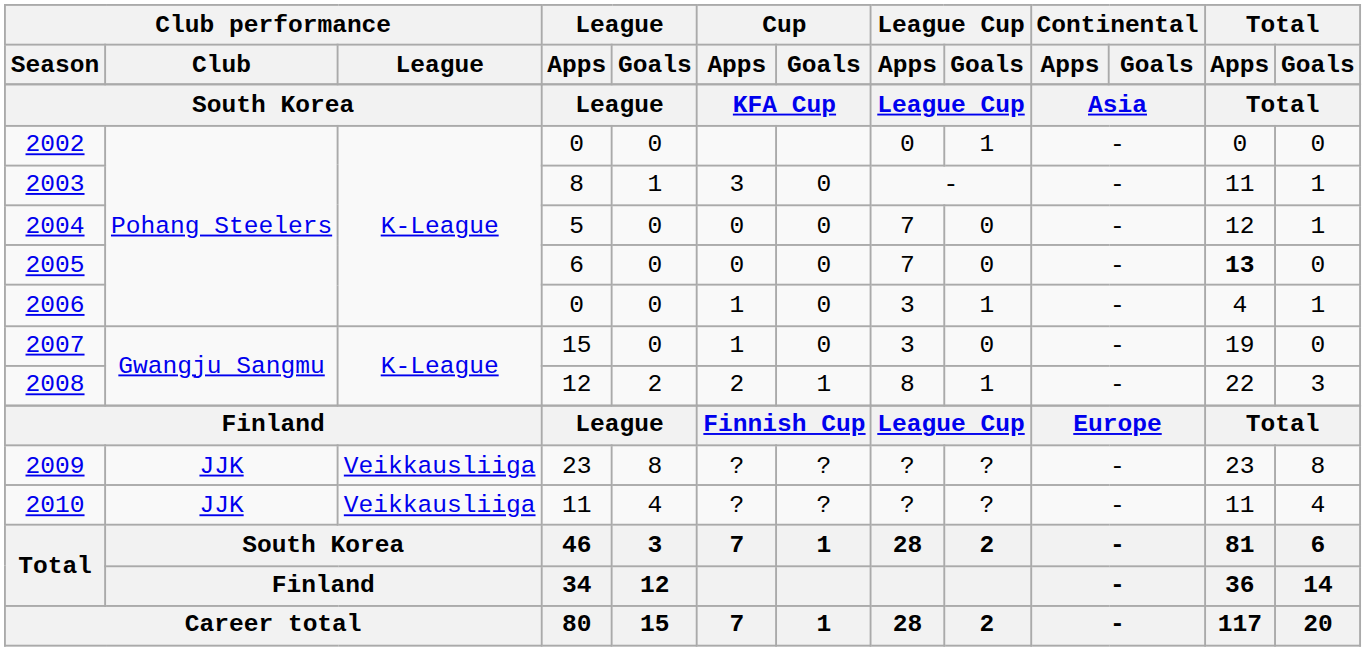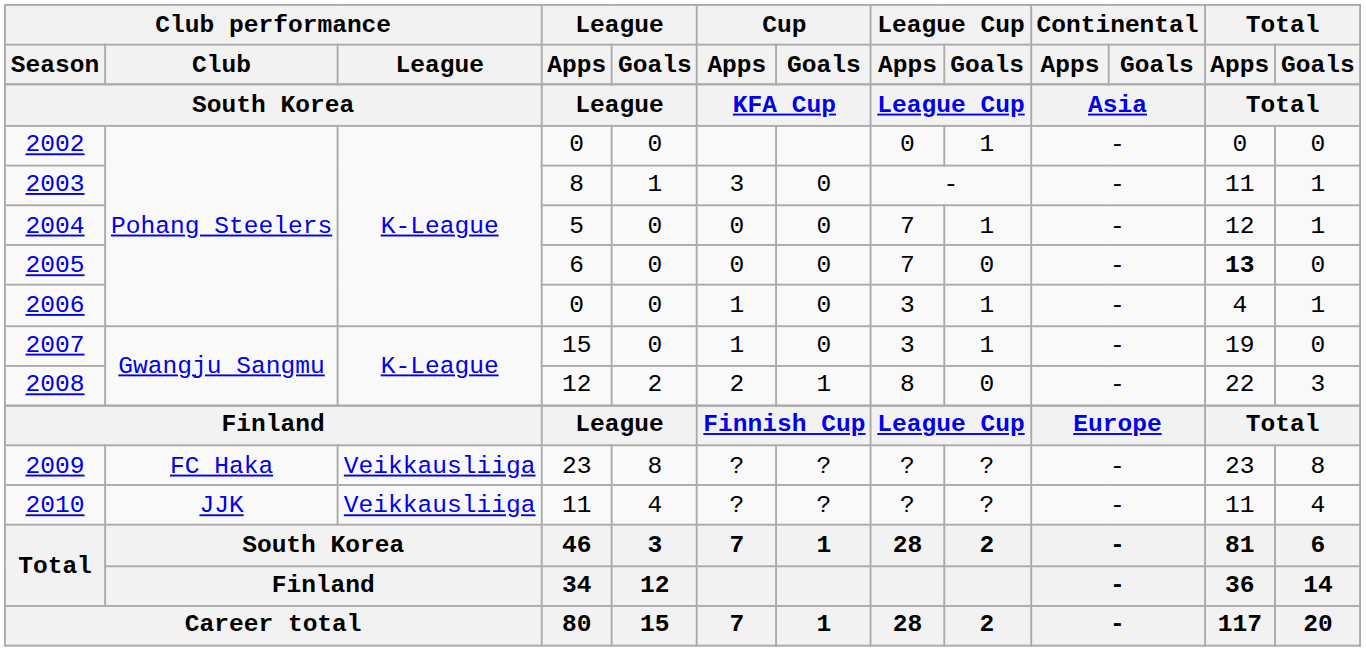(987, 225) 0 -> (987, 225) 1
(987, 345) 0 -> (987, 345) 1
(987, 385) 1 -> (987, 385) 0
(222, 465) JJK -> (222, 465) FC Haka
